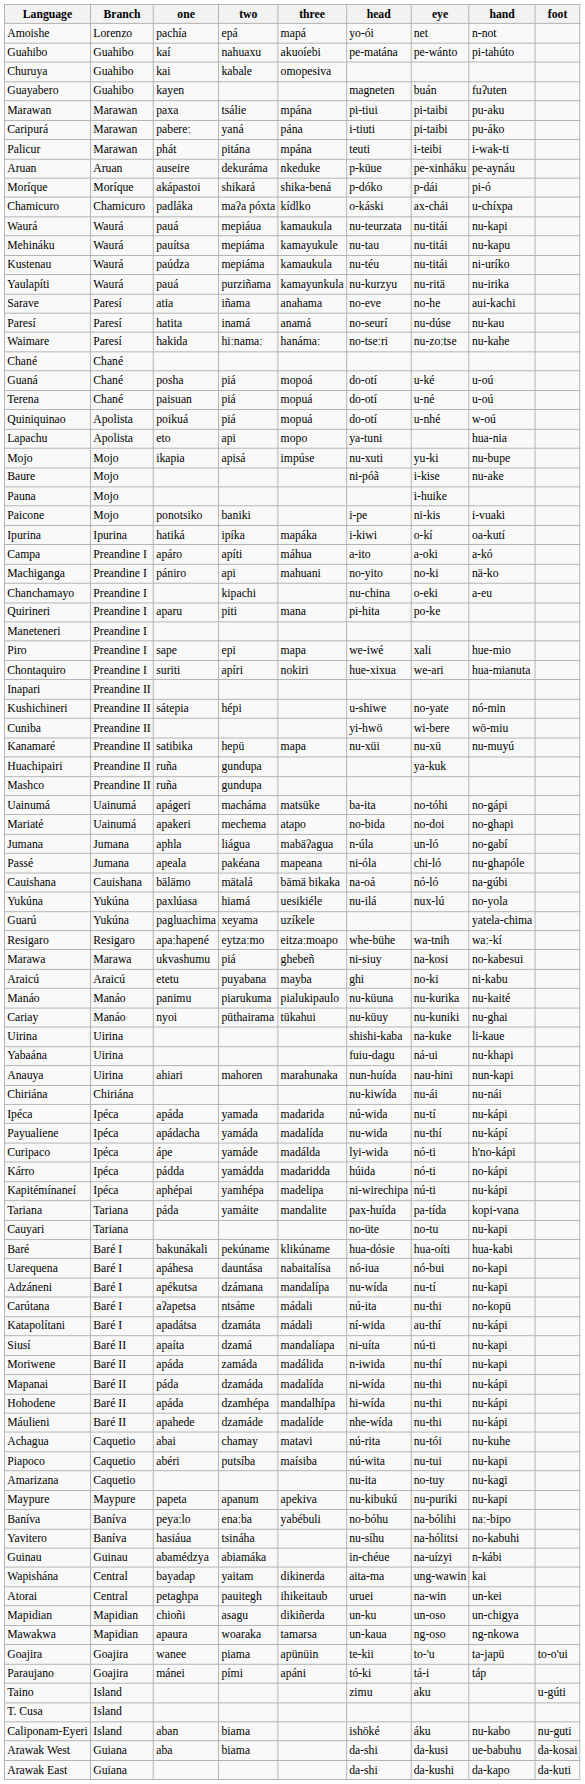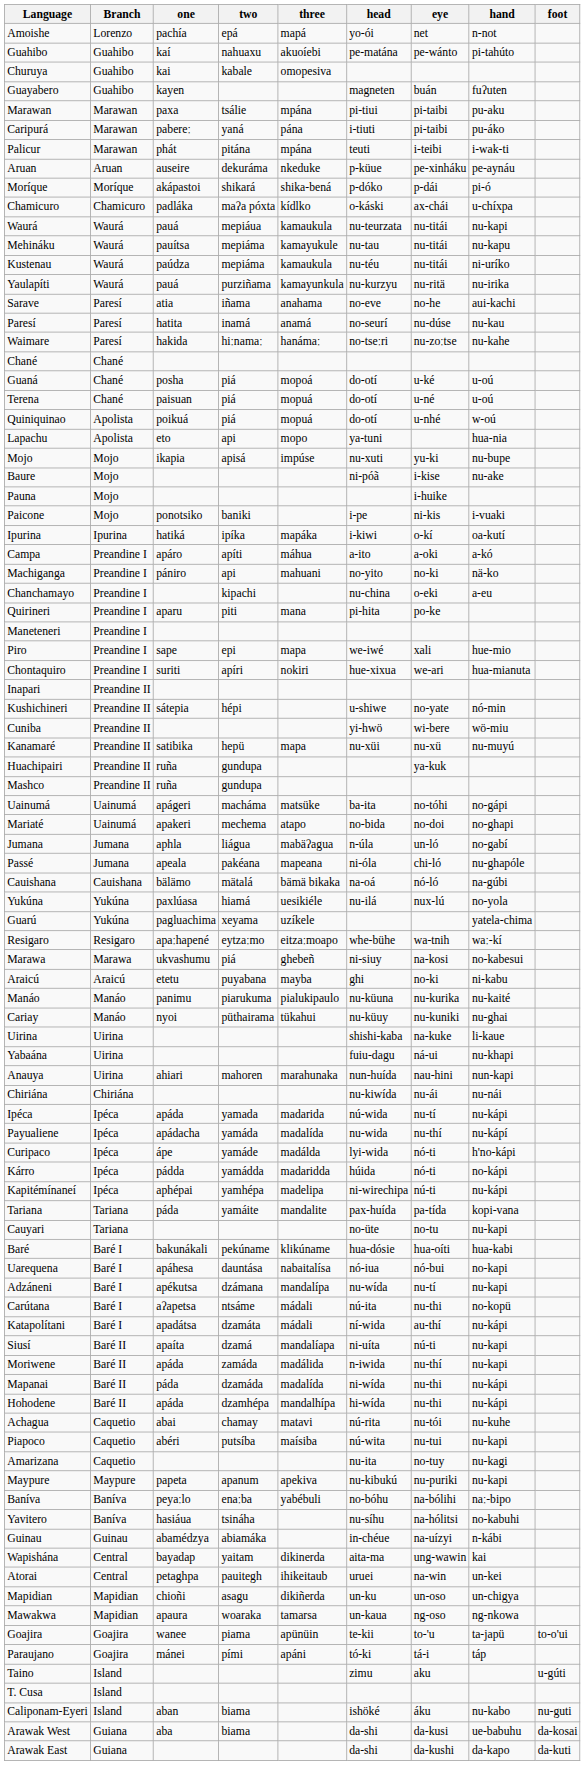- row: (28, 1422)
